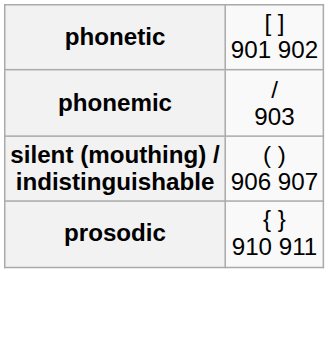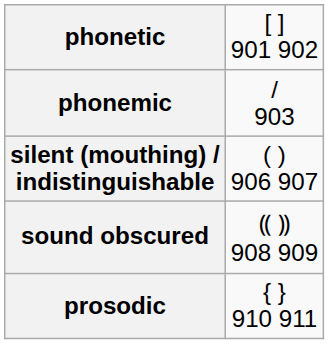+ row: (115, 236)
